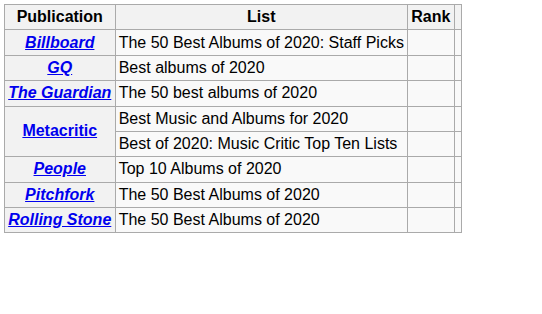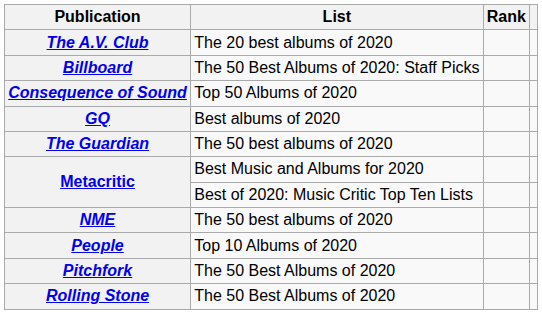+ row: (98, 42)
+ row: (98, 93)
+ row: (98, 220)
